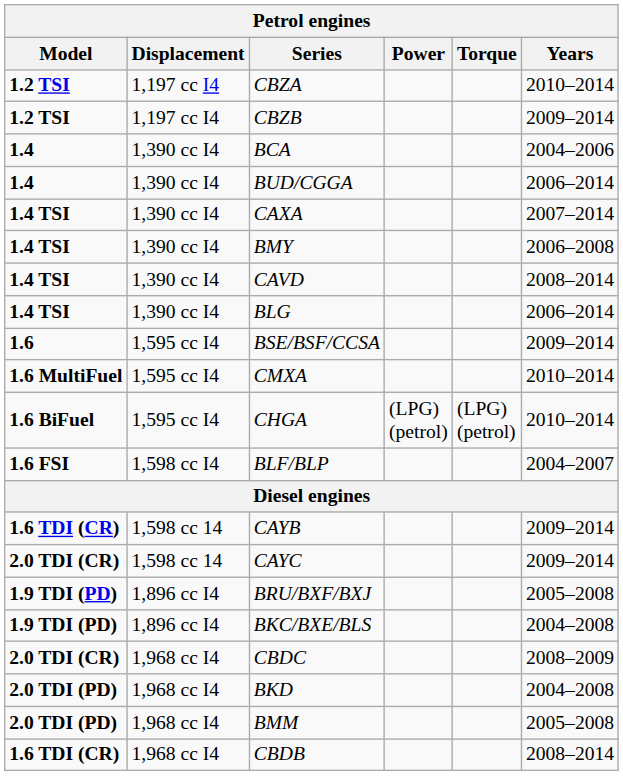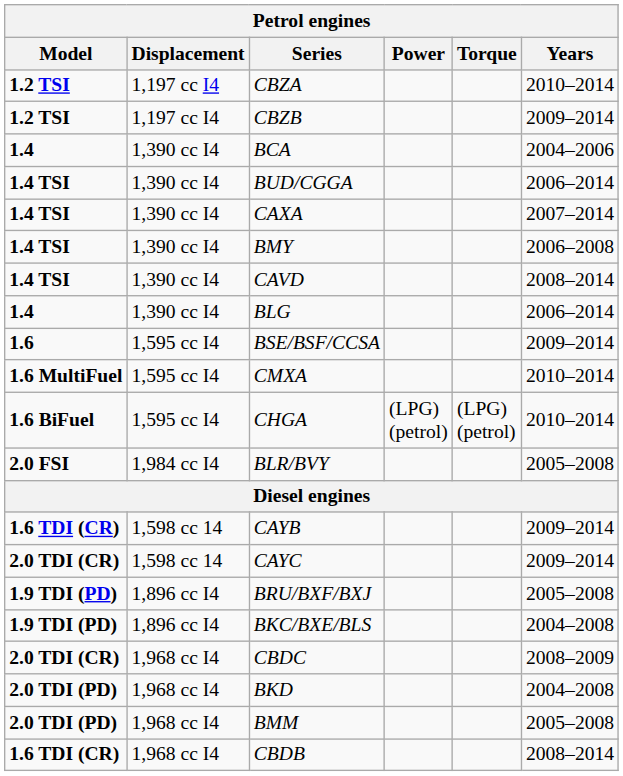(22, 182) 1.4 -> (40, 182) 1.4 TSI
(40, 311) 1.4 TSI -> (22, 311) 1.4
- row: (291, 464)
+ row: (291, 464)
